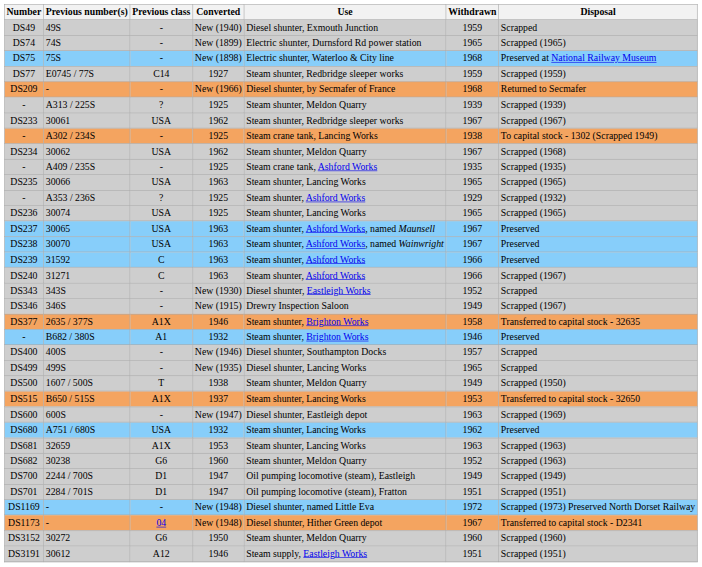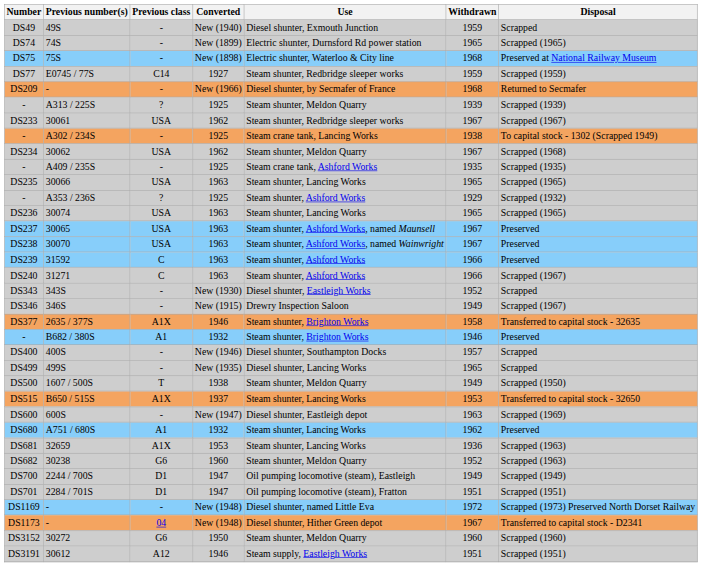(218, 213) 1925 -> (218, 213) 1963
(161, 430) USA -> (161, 430) A1
(472, 445) 1963 -> (472, 445) 1936
